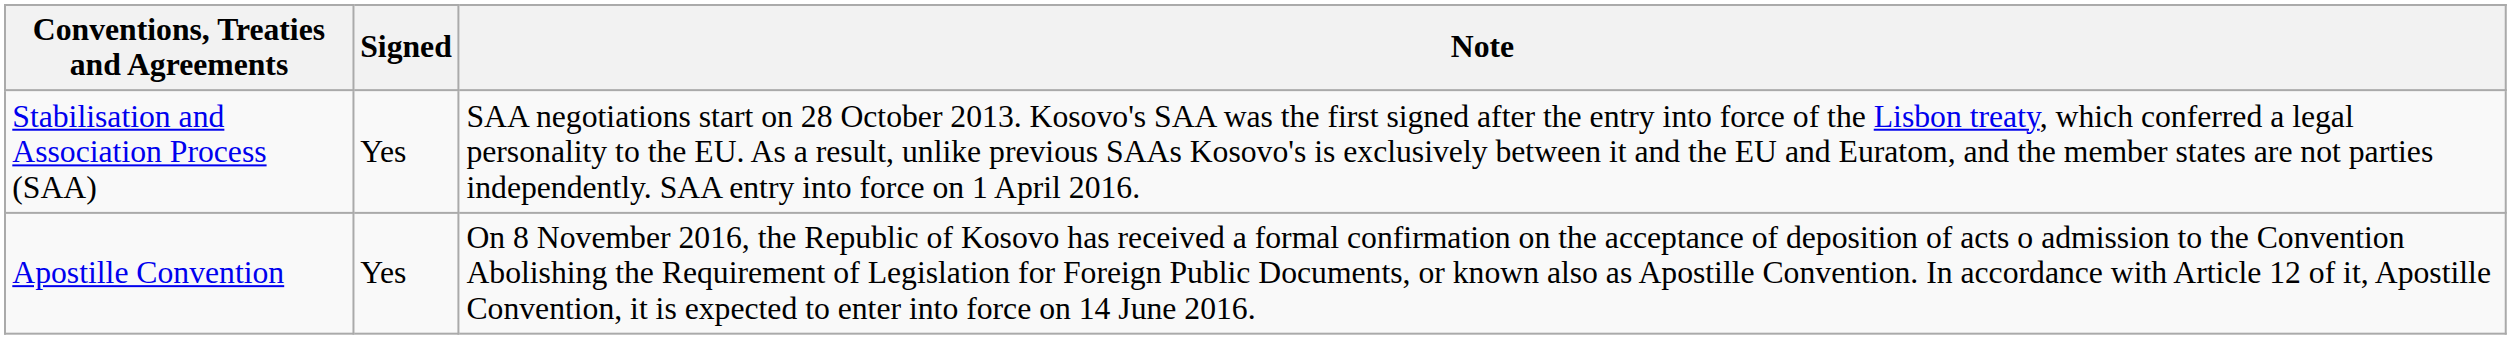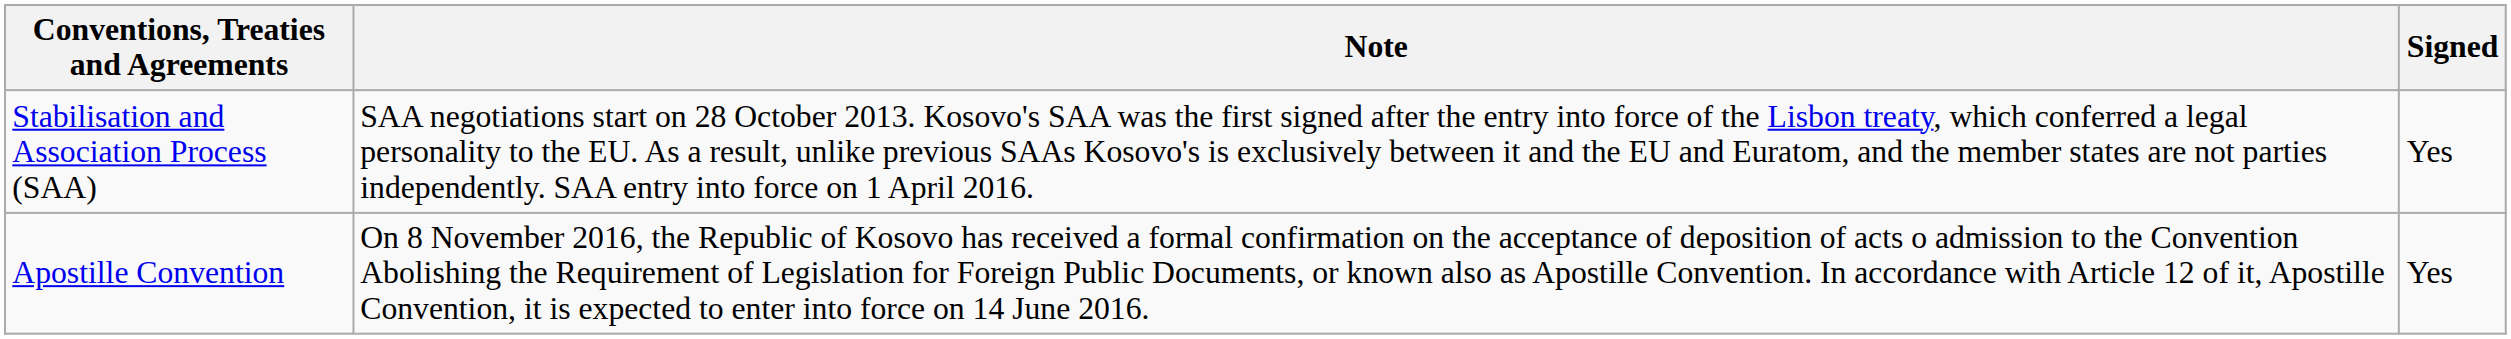columns swapped: (1482, 47) <-> (406, 47)
